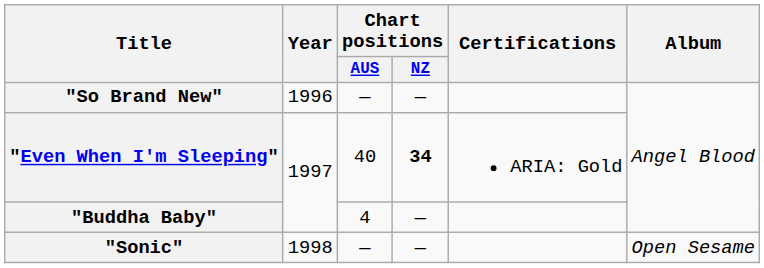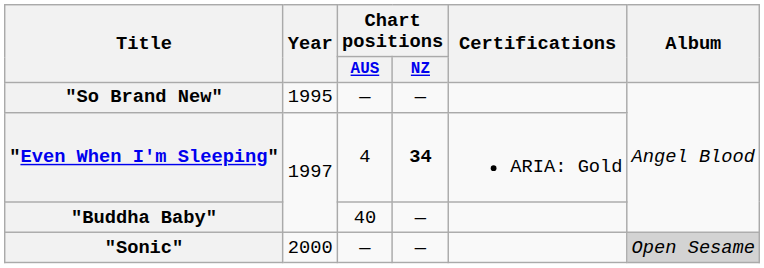(310, 97) 1996 -> (310, 97) 1995
(365, 157) 40 -> (365, 157) 4
(365, 217) 4 -> (365, 217) 40
(310, 248) 1998 -> (310, 248) 2000
(693, 248) no background -> (693, 248) lightgrey background
